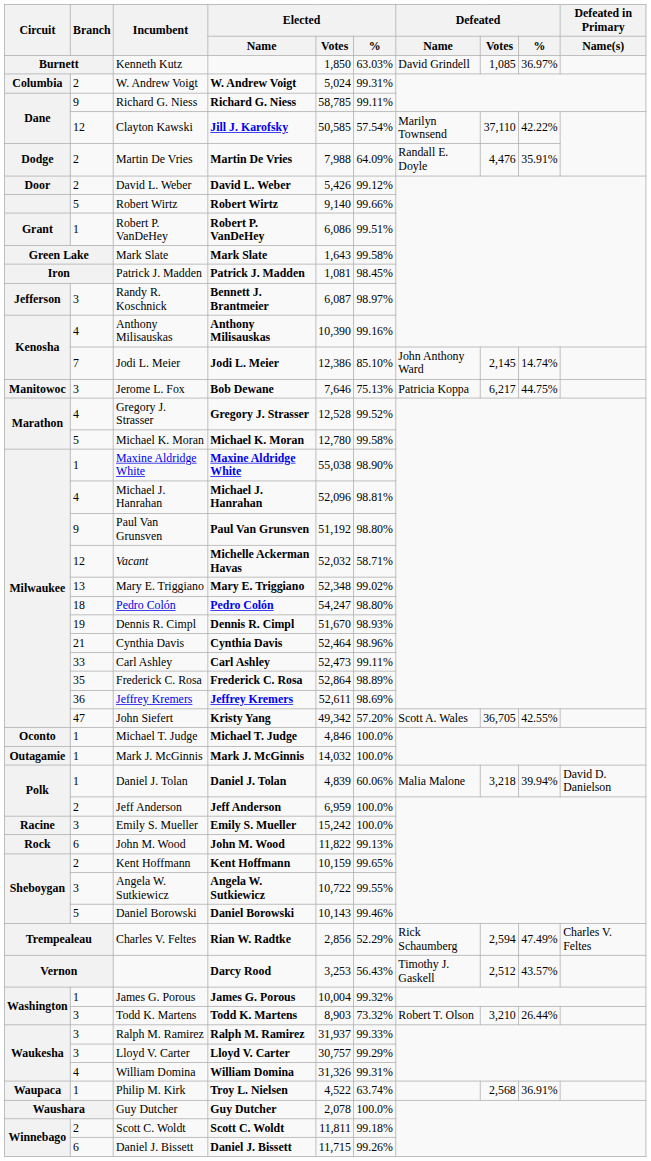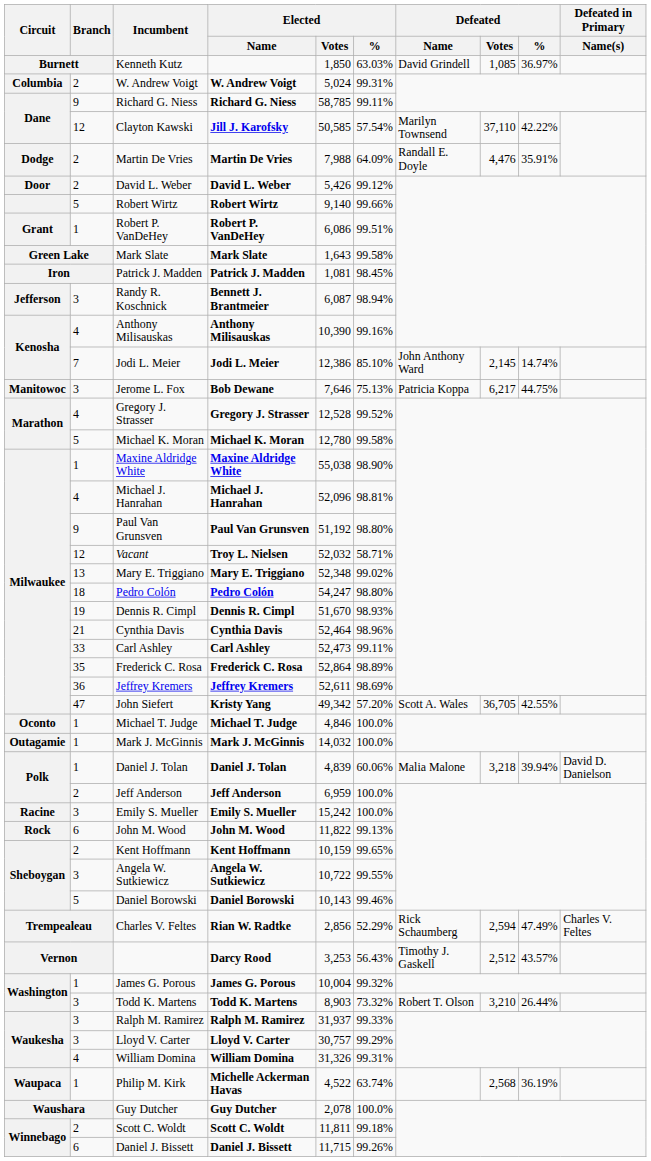(375, 299) 98.97% -> (375, 299) 98.94%
(260, 561) Michelle Ackerman Havas -> (249, 554) Troy L. Nielsen
(249, 1090) Troy L. Nielsen -> (260, 1084) Michelle Ackerman Havas
(539, 1090) 36.91% -> (539, 1084) 36.19%
